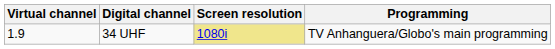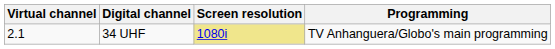(16, 34) 1.9 -> (16, 34) 2.1
